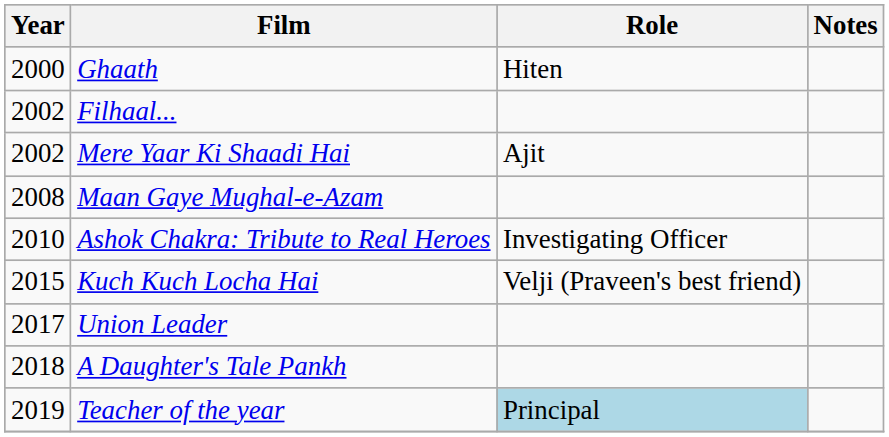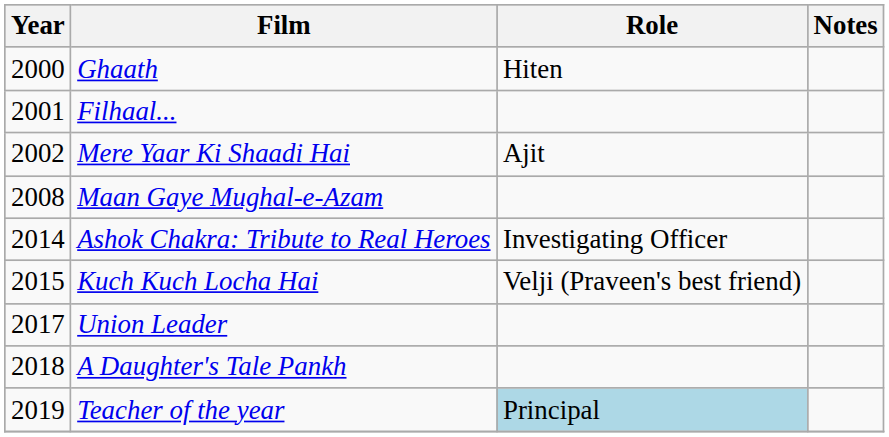(38, 111) 2002 -> (38, 111) 2001
(38, 238) 2010 -> (38, 238) 2014
